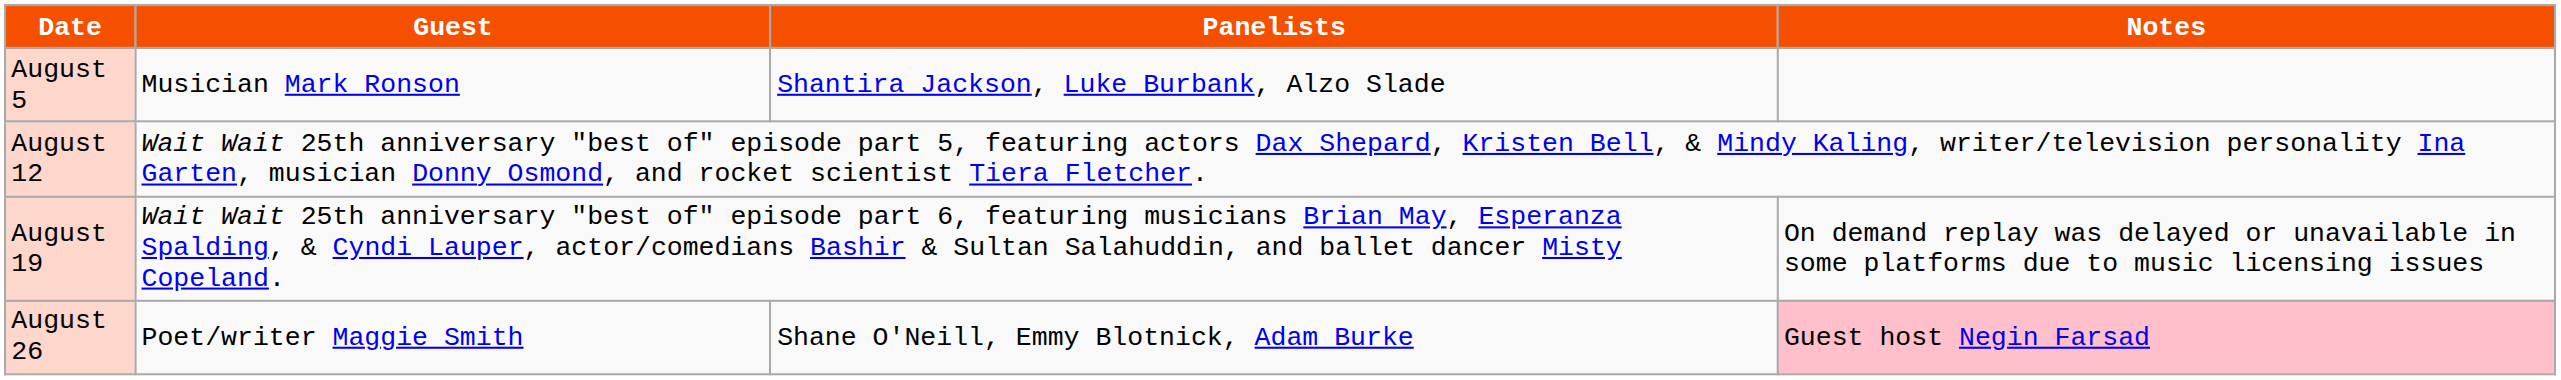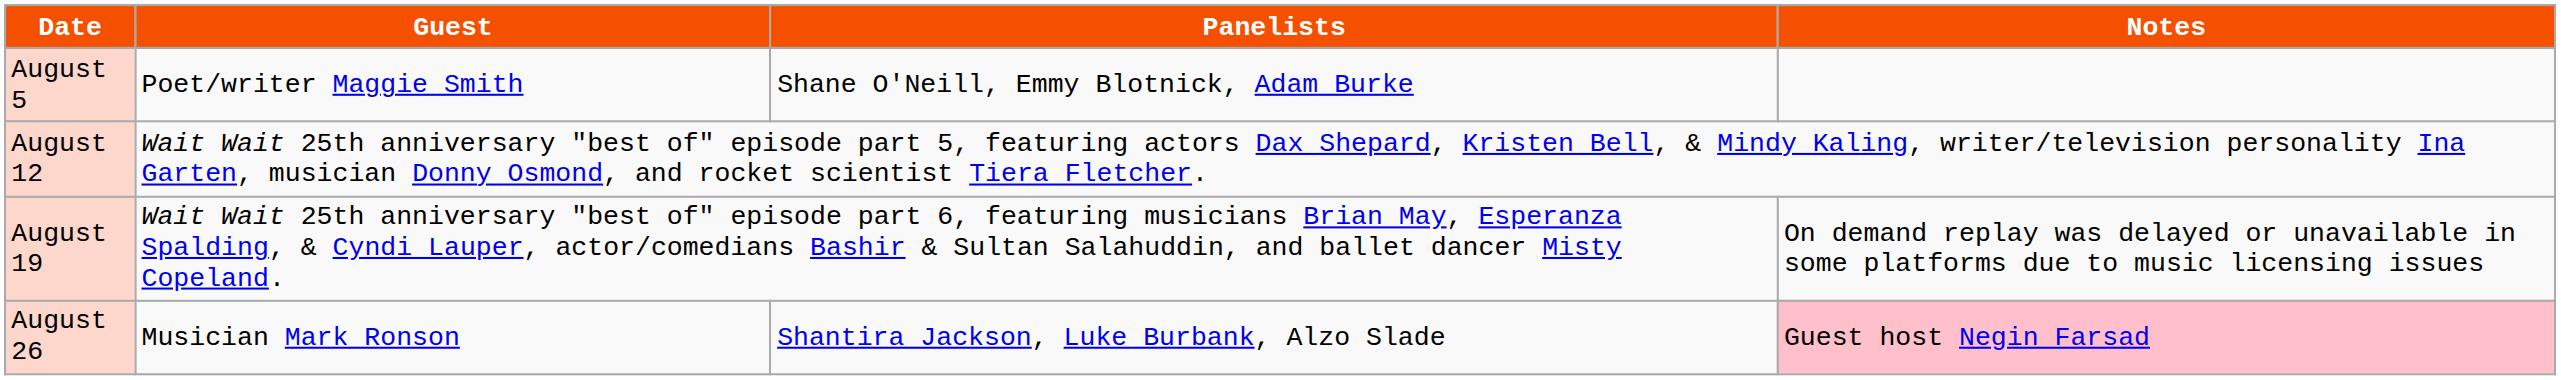(301, 85) Musician Mark Ronson -> (333, 85) Poet/writer Maggie Smith
(1111, 85) Shantira Jackson, Luke Burbank, Alzo Slade -> (1095, 85) Shane O'Neill, Emmy Blotnick, Adam Burke
(333, 337) Poet/writer Maggie Smith -> (301, 337) Musician Mark Ronson
(1095, 337) Shane O'Neill, Emmy Blotnick, Adam Burke -> (1111, 337) Shantira Jackson, Luke Burbank, Alzo Slade
